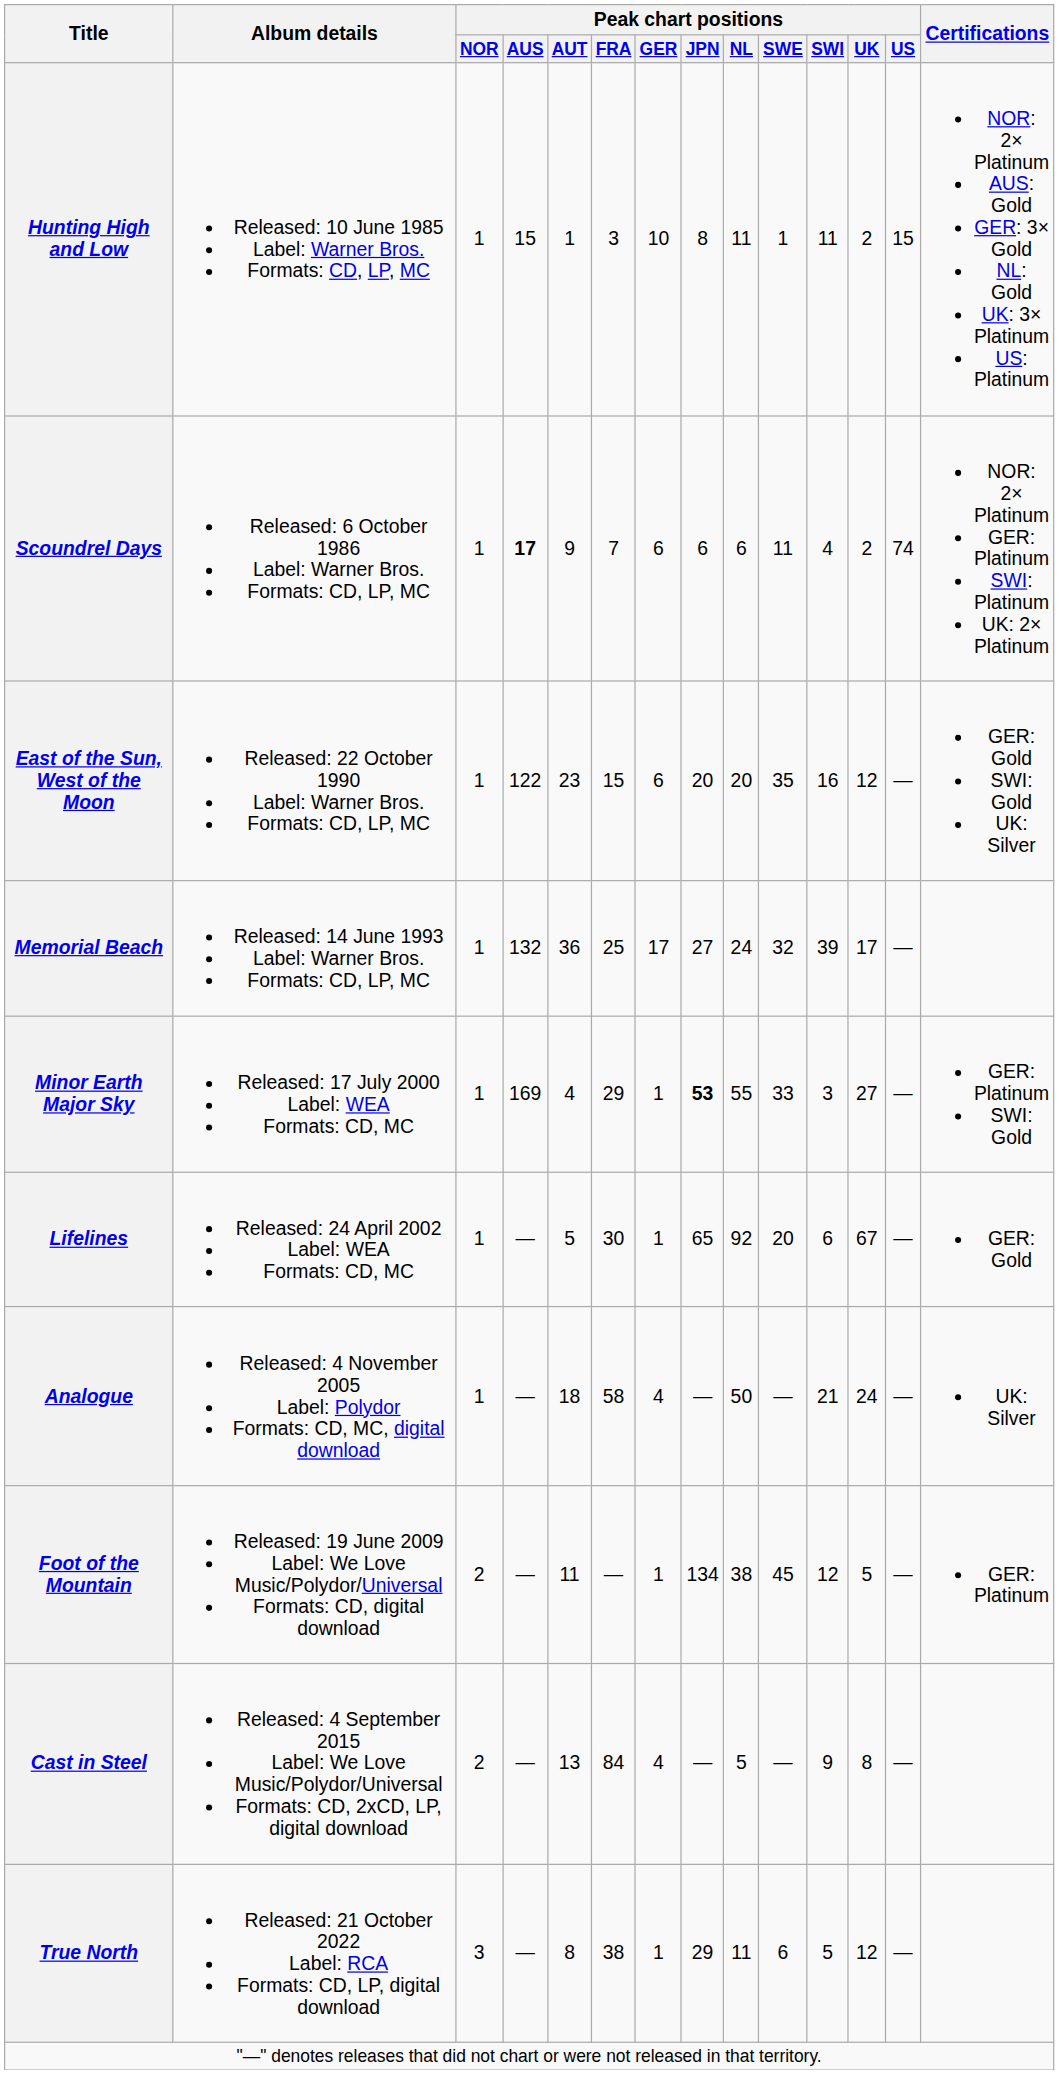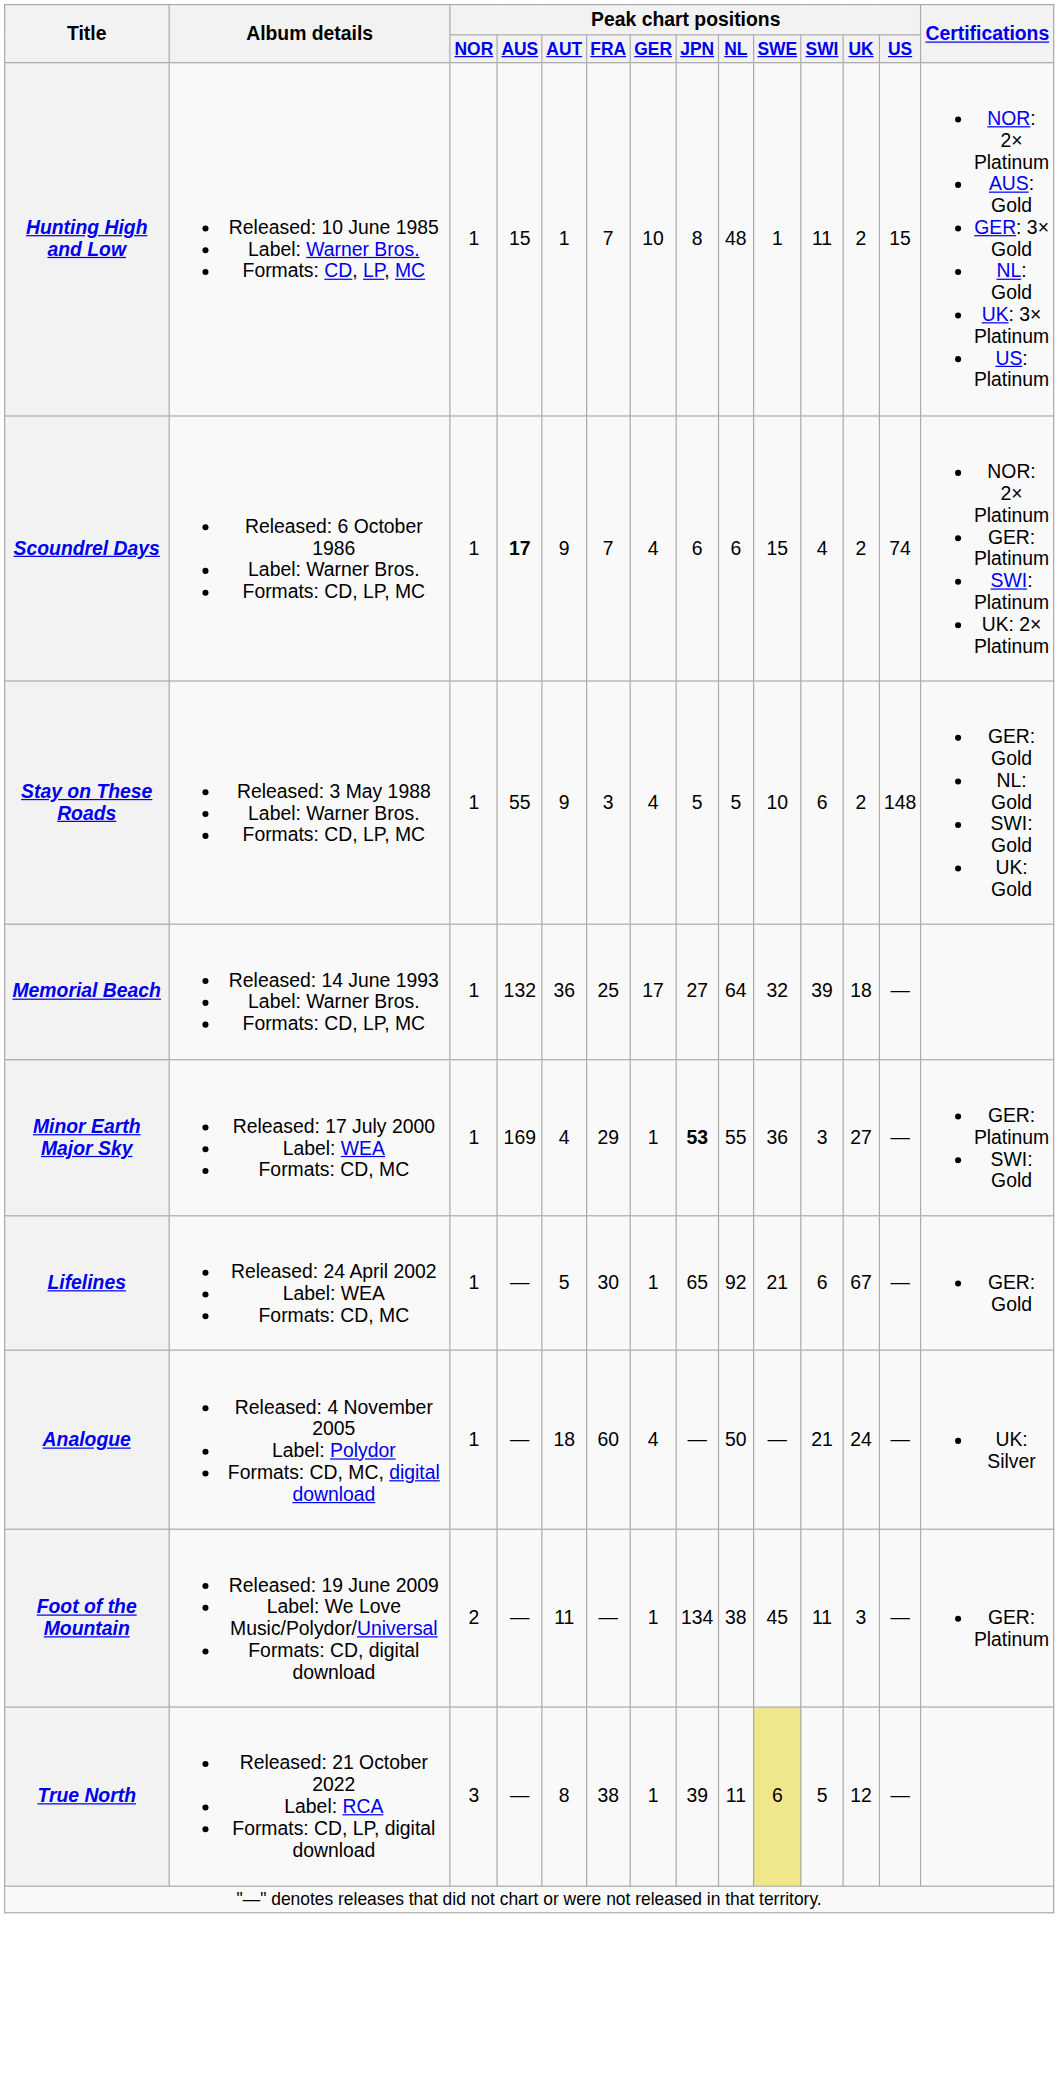(614, 239) 3 -> (608, 239) 7
(741, 239) 11 -> (736, 239) 48
(658, 548) 6 -> (653, 548) 4
(783, 548) 11 -> (777, 548) 15
+ row: (87, 802)
- row: (89, 780)
(741, 948) 24 -> (736, 991) 64
(867, 948) 17 -> (861, 991) 18
(783, 1093) 33 -> (777, 1137) 36
(783, 1239) 20 -> (777, 1283) 21
(614, 1396) 58 -> (608, 1439) 60
(828, 1574) 12 -> (822, 1617) 11
(867, 1574) 5 -> (861, 1617) 3
- row: (89, 1763)
(703, 1952) 29 -> (697, 1796) 39
(783, 1952) no background -> (777, 1796) khaki background
